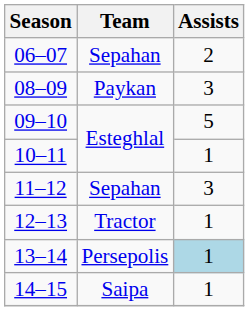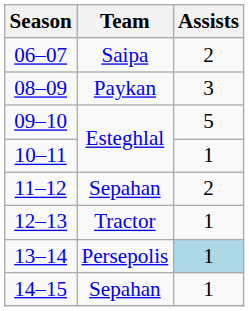(125, 54) Sepahan -> (125, 54) Saipa
(209, 188) 3 -> (209, 188) 2
(125, 289) Saipa -> (125, 289) Sepahan
